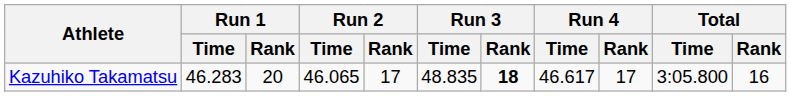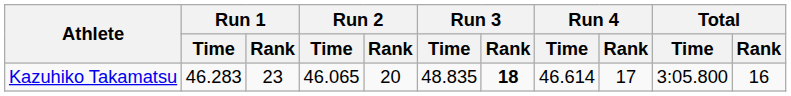(273, 77) 20 -> (273, 77) 23
(390, 77) 17 -> (390, 77) 20
(567, 77) 46.617 -> (567, 77) 46.614
